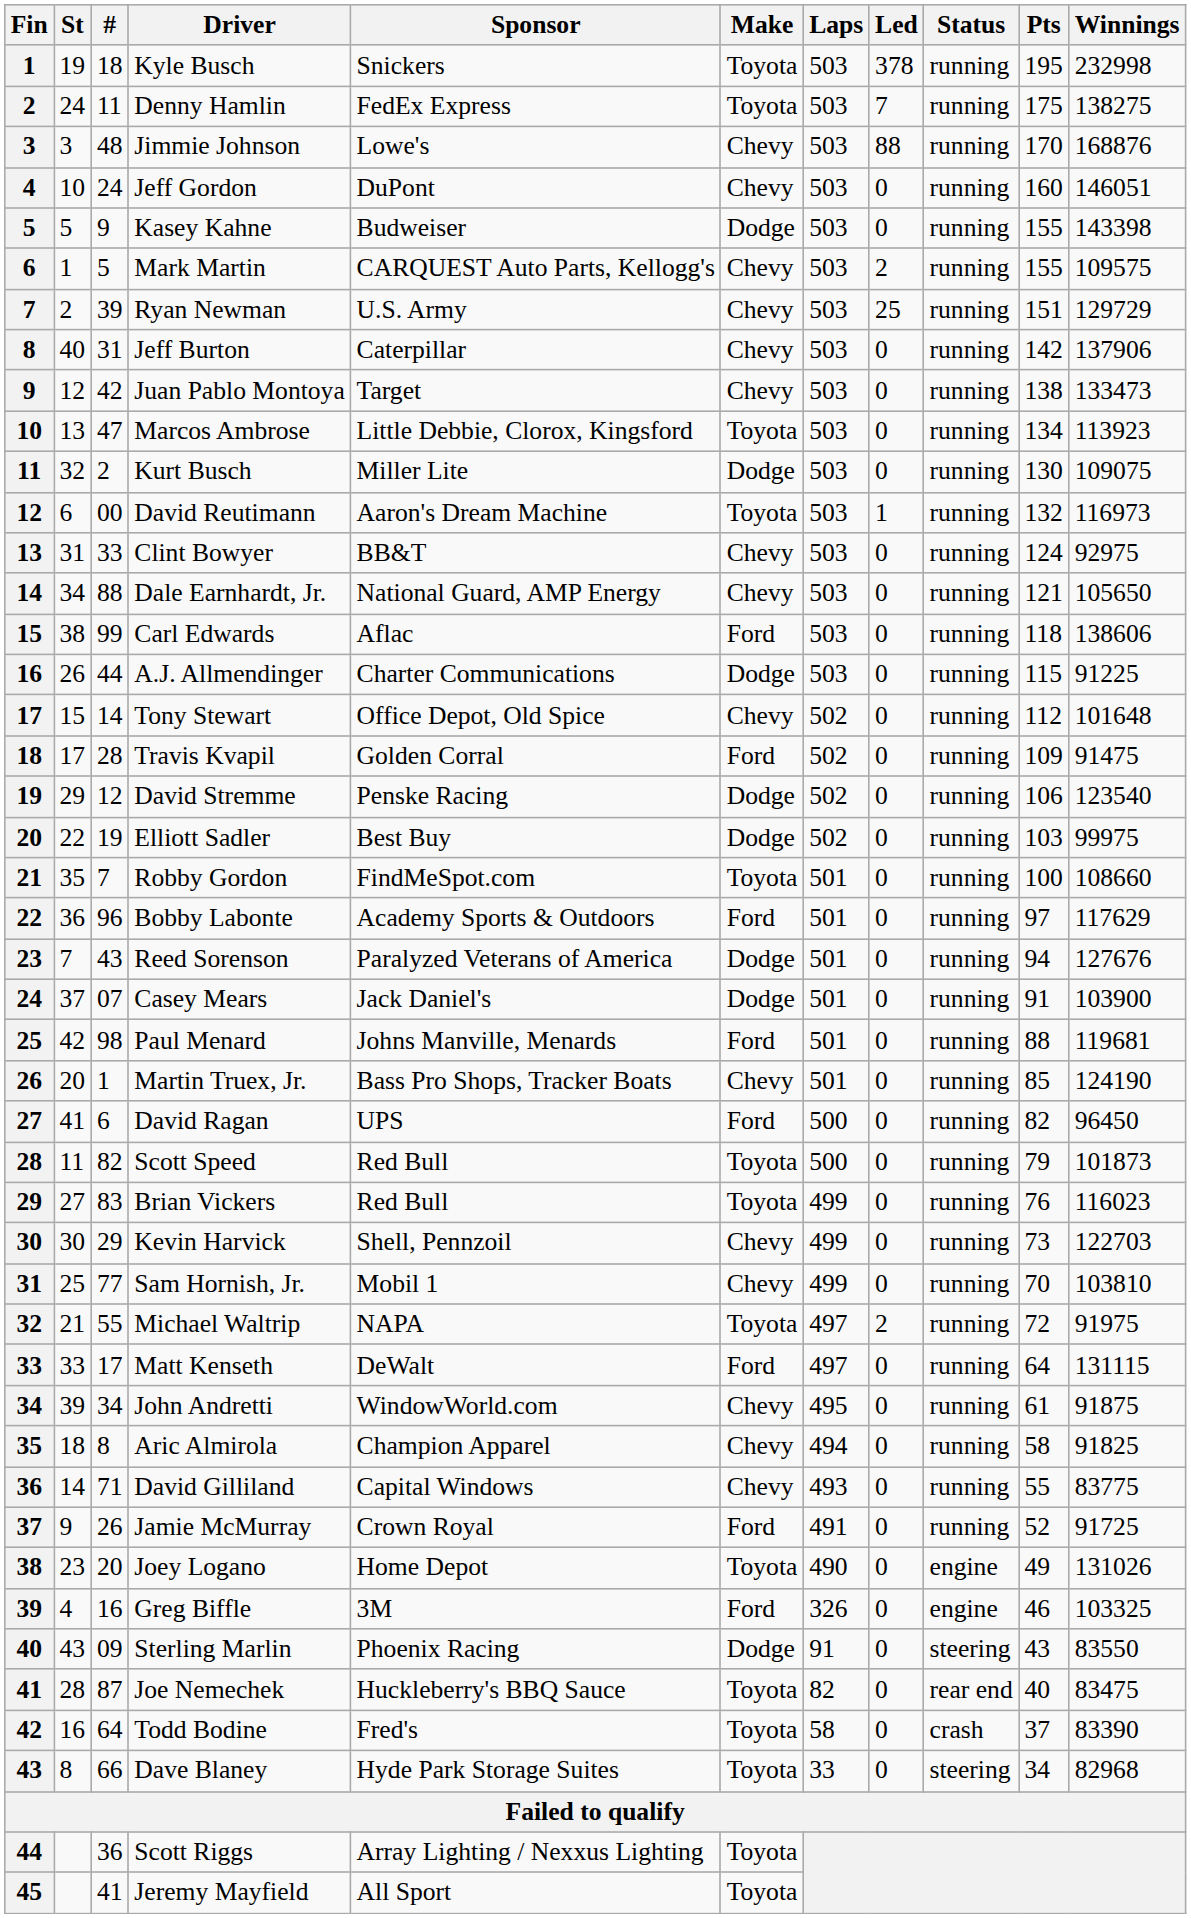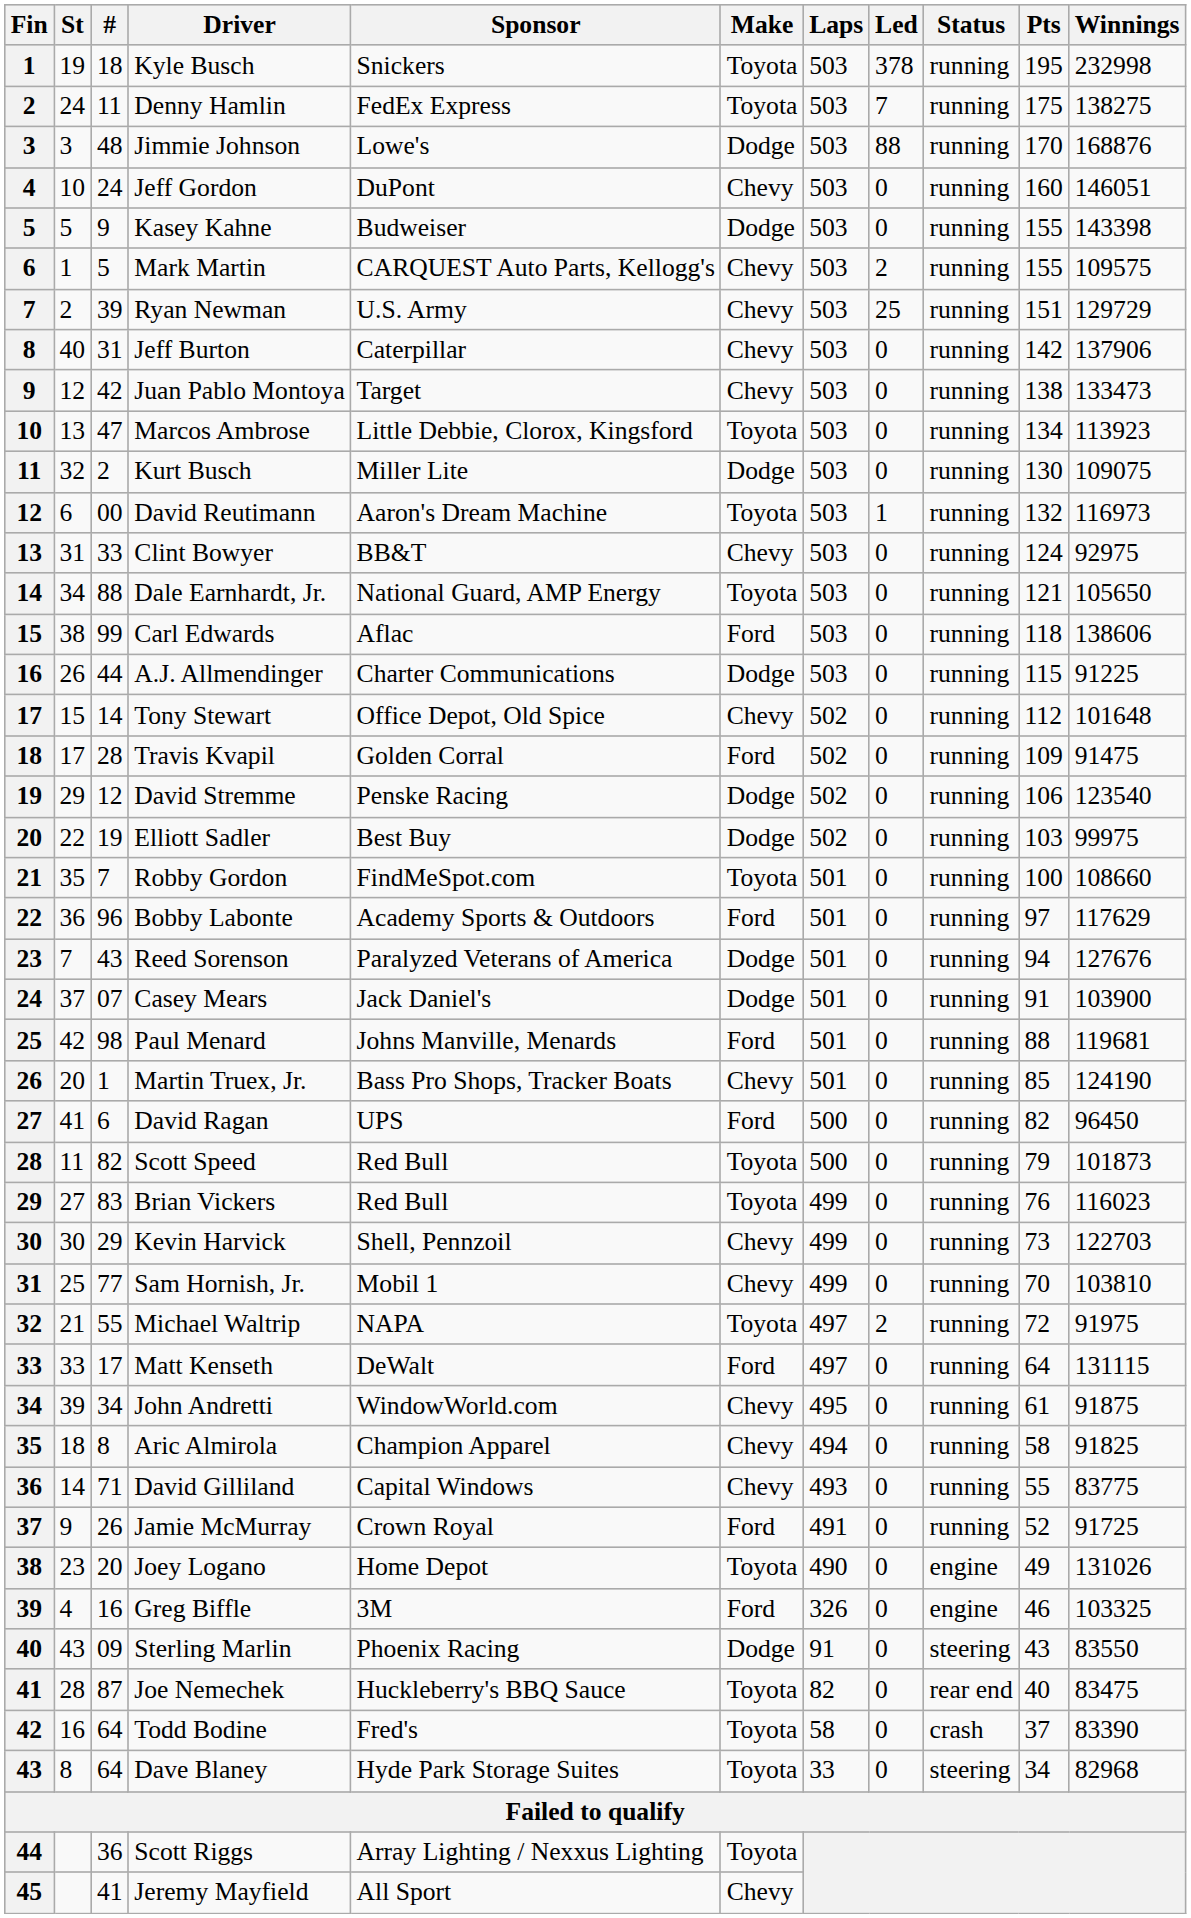(760, 146) Chevy -> (761, 146) Dodge
(760, 593) Chevy -> (762, 593) Toyota
(110, 1770) 66 -> (110, 1770) 64
(762, 1892) Toyota -> (760, 1892) Chevy
